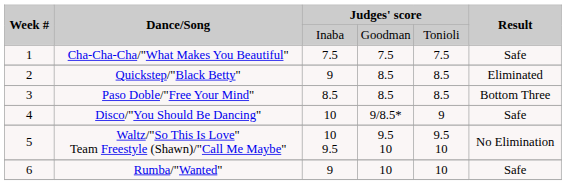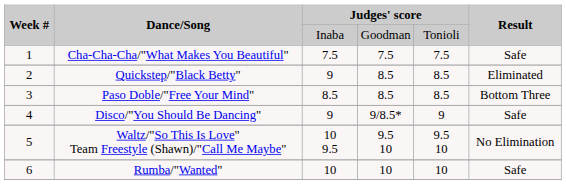(330, 115) 10 -> (330, 115) 9
(330, 169) 9 -> (330, 169) 10
